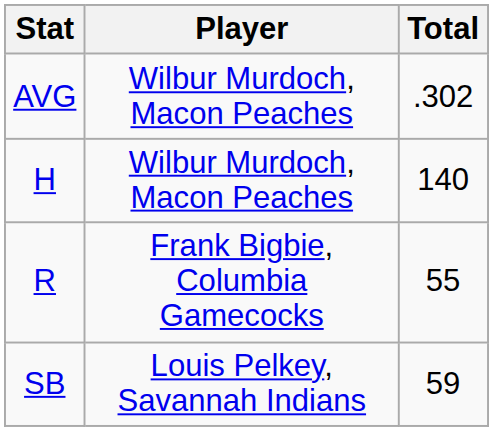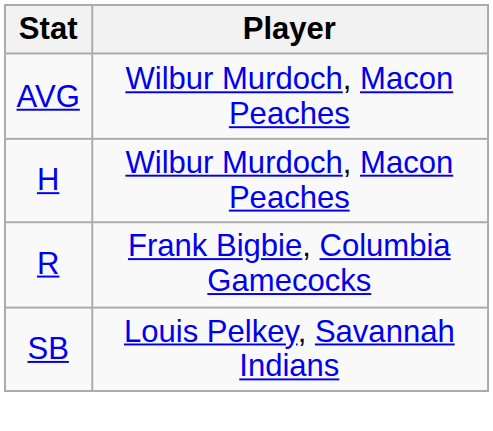- column: (443, 29)
